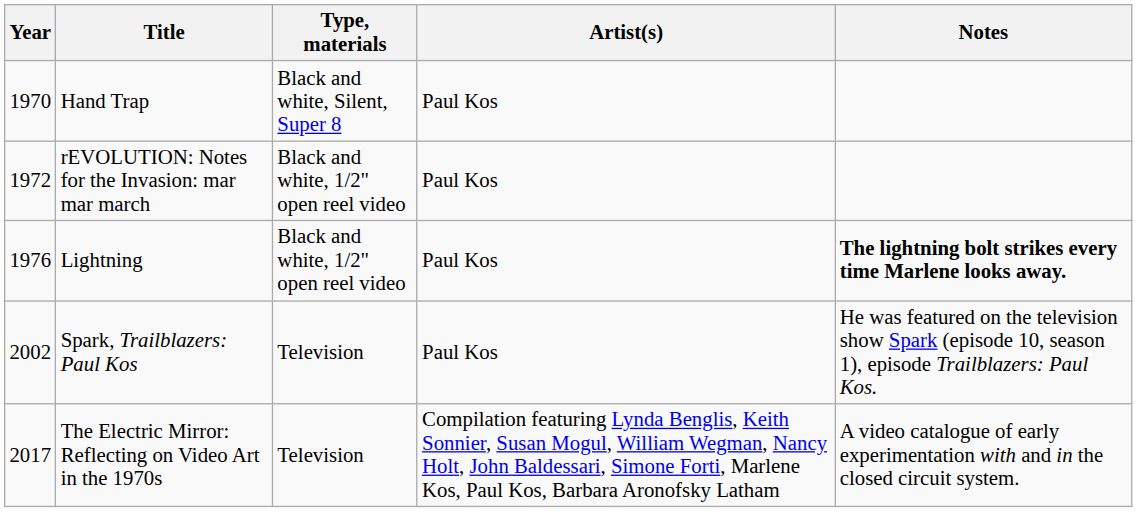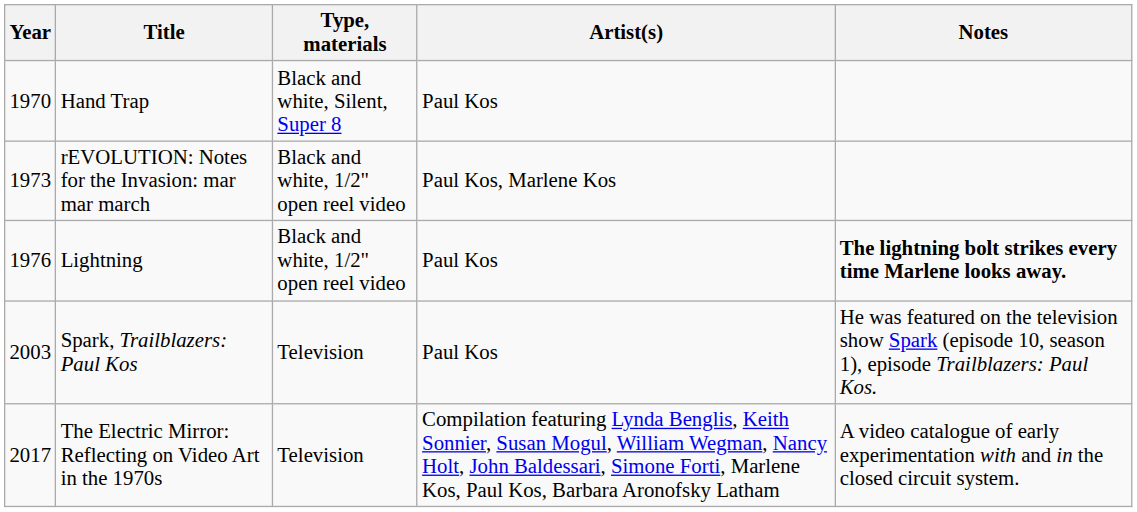(30, 180) 1972 -> (30, 180) 1973
(460, 180) Paul Kos -> (519, 180) Paul Kos, Marlene Kos
(30, 351) 2002 -> (30, 351) 2003
